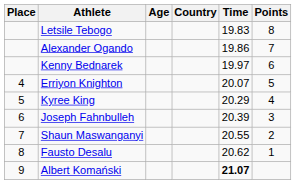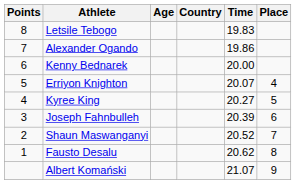columns swapped: (21, 13) <-> (271, 13)
(236, 65) 19.97 -> (240, 65) 20.00
(236, 100) 20.29 -> (240, 100) 20.27
(236, 135) 20.55 -> (240, 135) 20.52
(236, 170) bold -> (240, 170) normal
